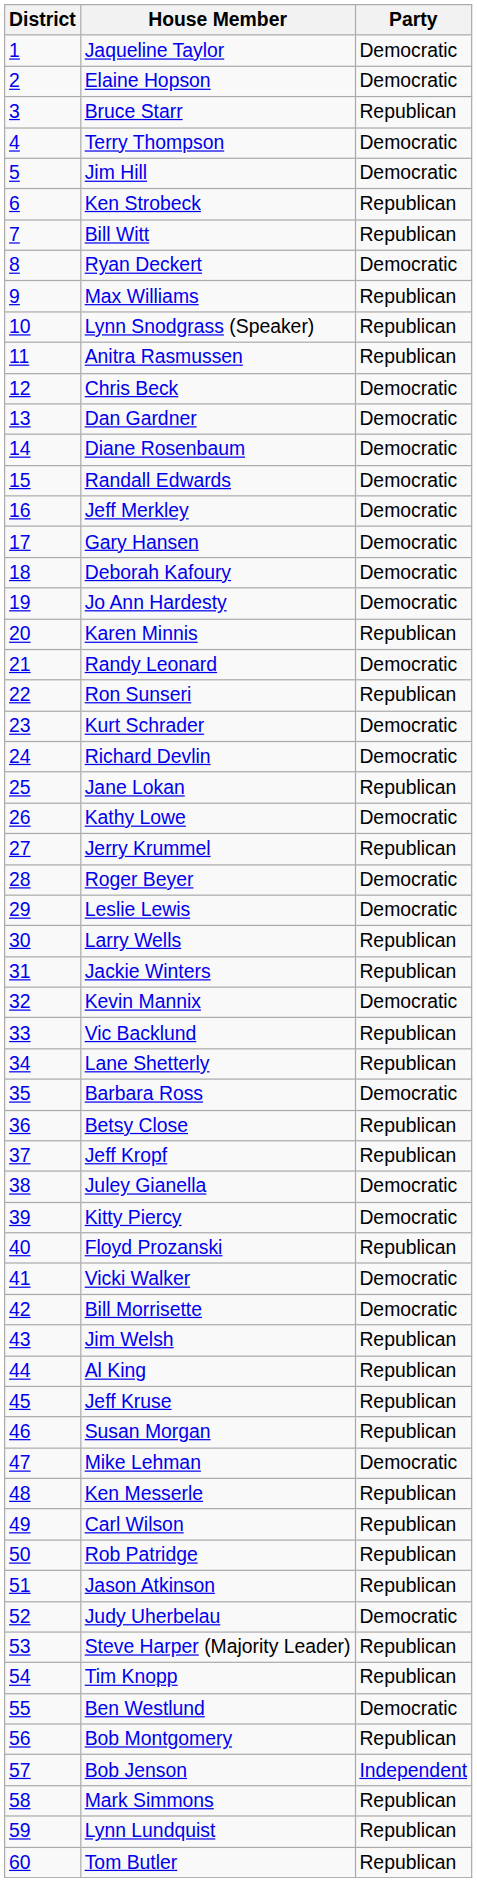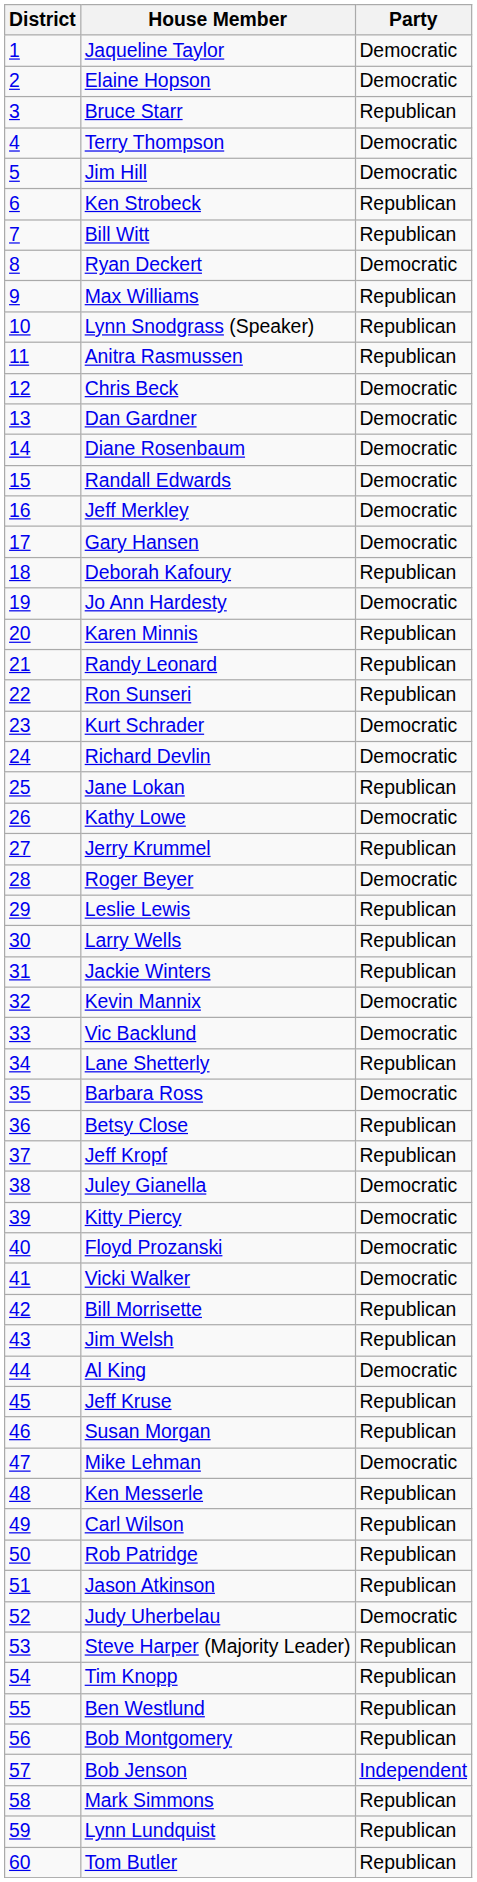(408, 572) Democratic -> (408, 572) Republican
(408, 664) Democratic -> (408, 664) Republican
(408, 910) Democratic -> (408, 910) Republican
(408, 1033) Republican -> (408, 1033) Democratic
(408, 1248) Republican -> (408, 1248) Democratic
(408, 1309) Democratic -> (408, 1309) Republican
(408, 1370) Republican -> (408, 1370) Democratic
(408, 1708) Democratic -> (408, 1708) Republican
